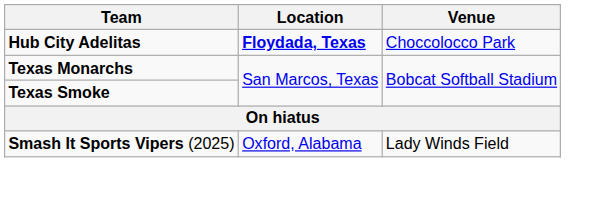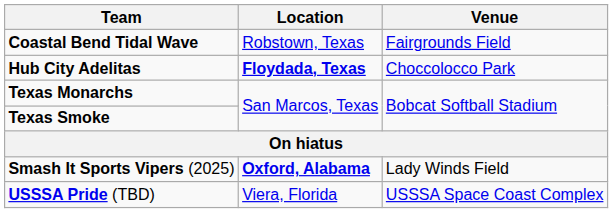+ row: (103, 42)
(302, 143) normal -> (306, 169) bold
+ row: (82, 194)
